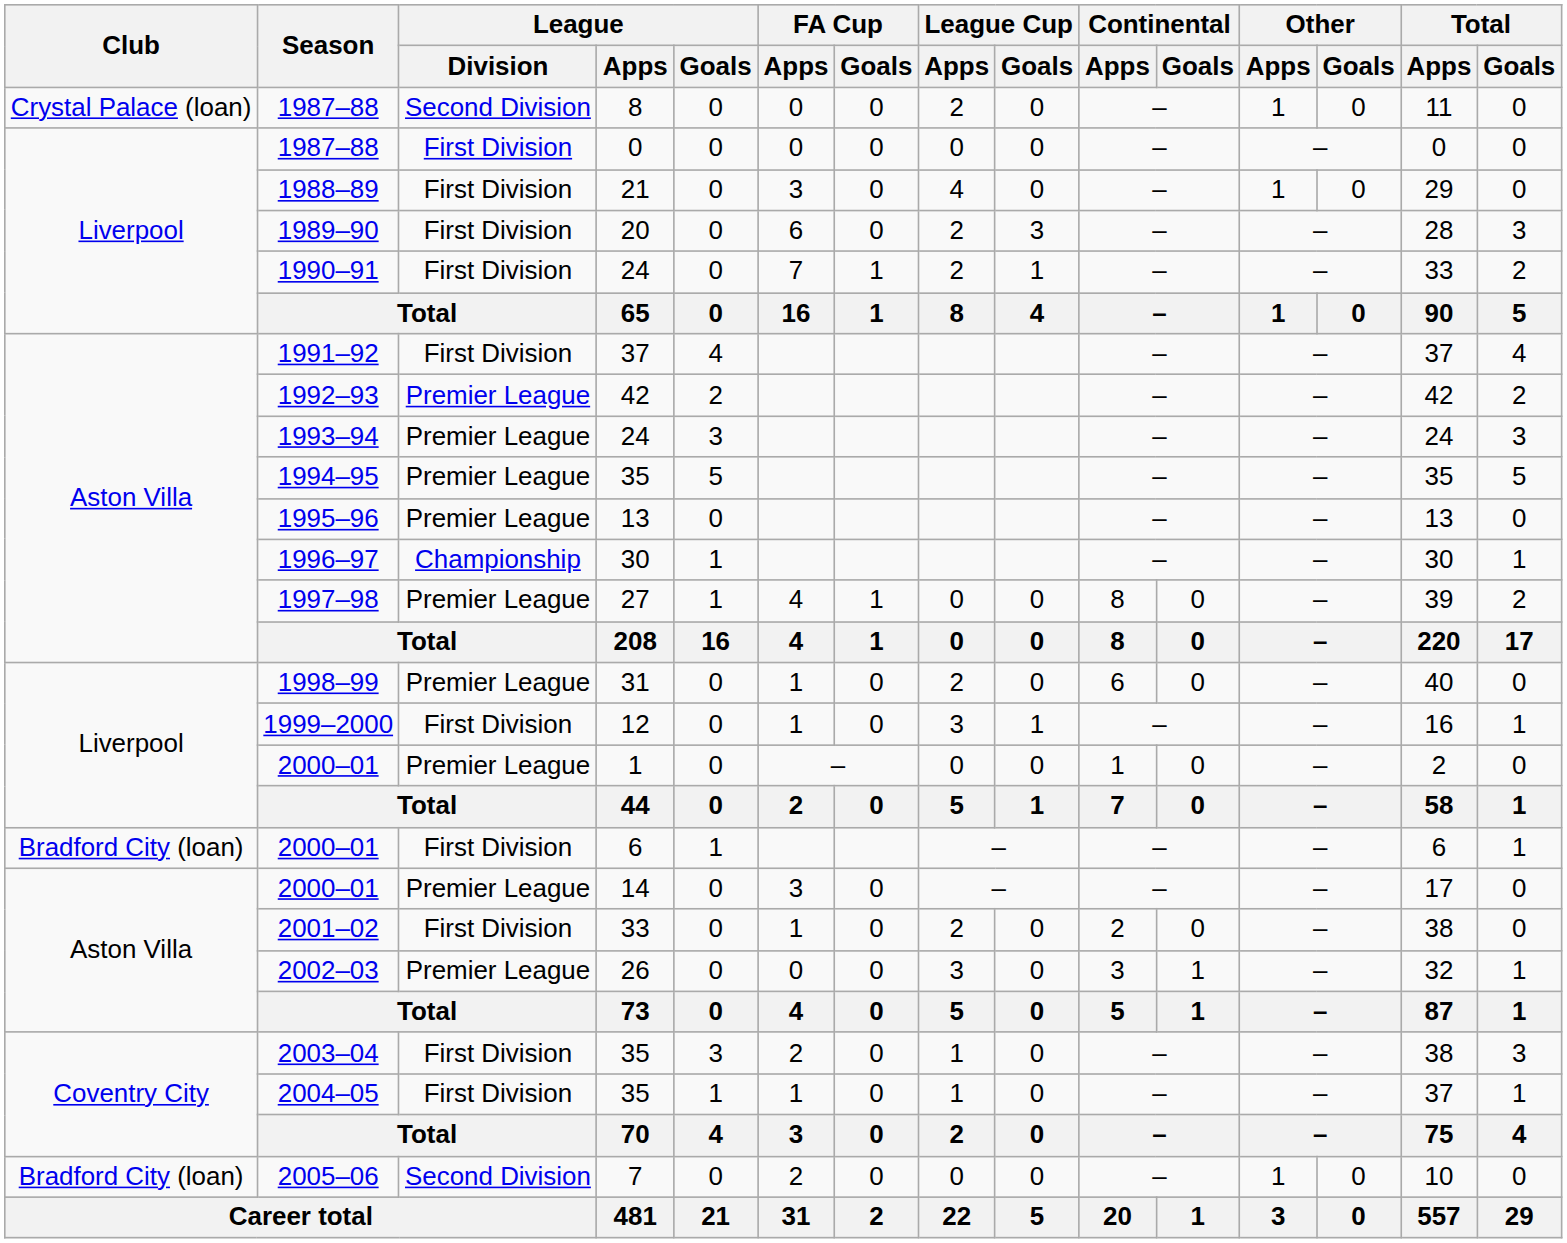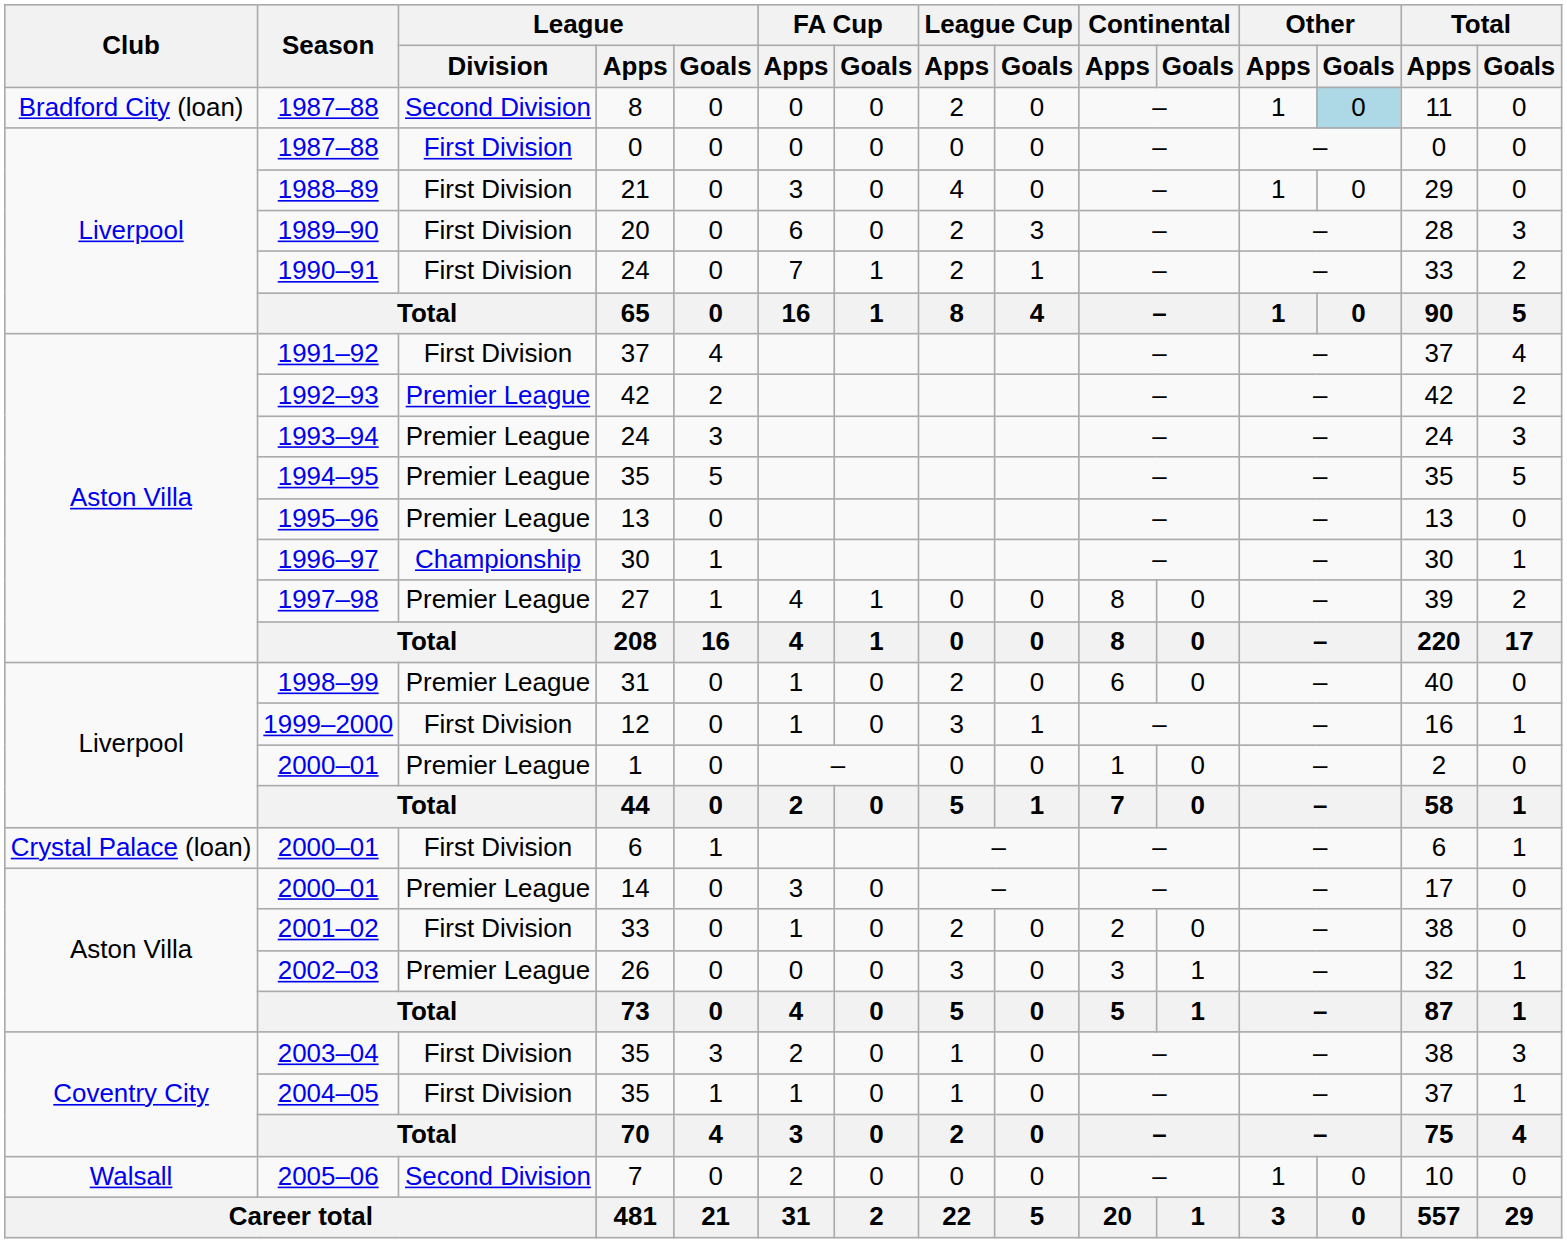(131, 107) Crystal Palace (loan) -> (131, 107) Bradford City (loan)
(1359, 107) no background -> (1359, 107) lightblue background
(131, 847) Bradford City (loan) -> (131, 847) Crystal Palace (loan)
(131, 1176) Bradford City (loan) -> (131, 1176) Walsall
